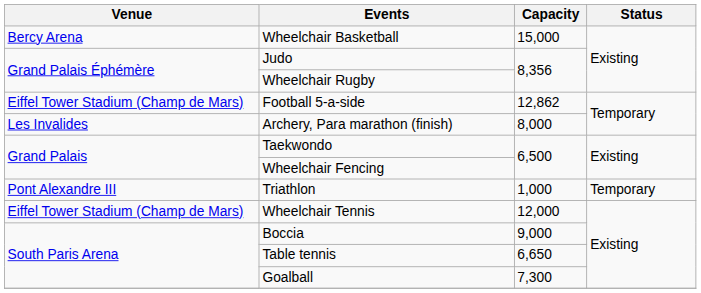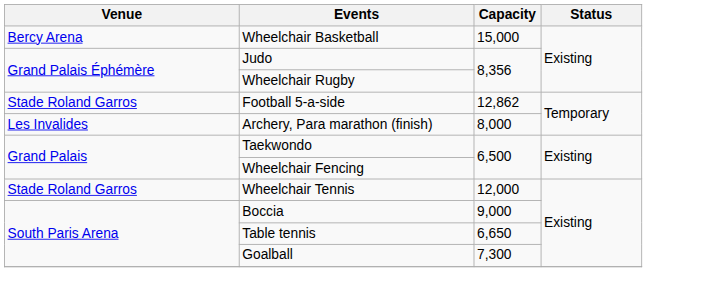(126, 102) Eiffel Tower Stadium (Champ de Mars) -> (72, 102) Stade Roland Garros
- row: (289, 189)
(126, 211) Eiffel Tower Stadium (Champ de Mars) -> (72, 189) Stade Roland Garros
